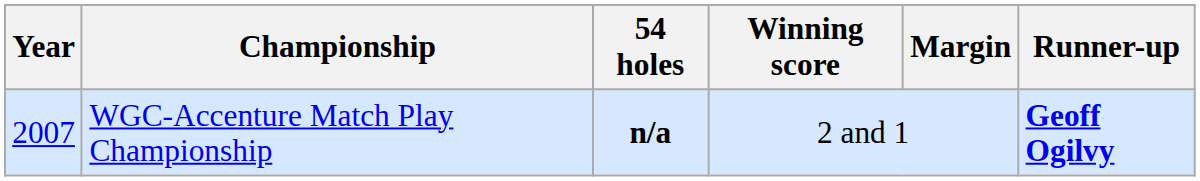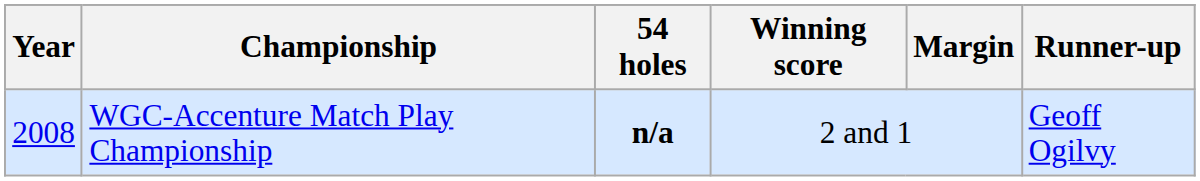(44, 132) 2007 -> (44, 132) 2008
(1070, 132) bold -> (1072, 132) normal
